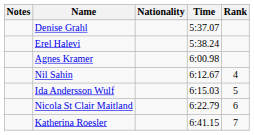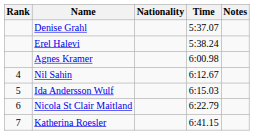columns swapped: (235, 12) <-> (18, 12)
